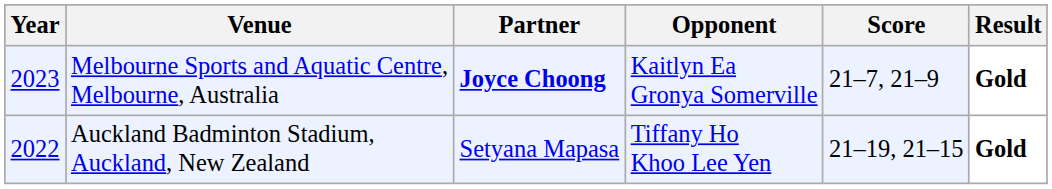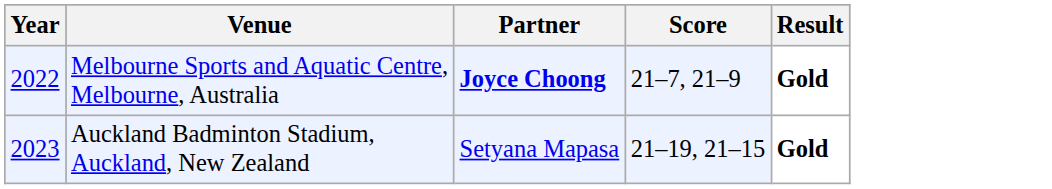- column: (724, 25)
(35, 79) 2023 -> (35, 79) 2022
(35, 149) 2022 -> (35, 149) 2023
